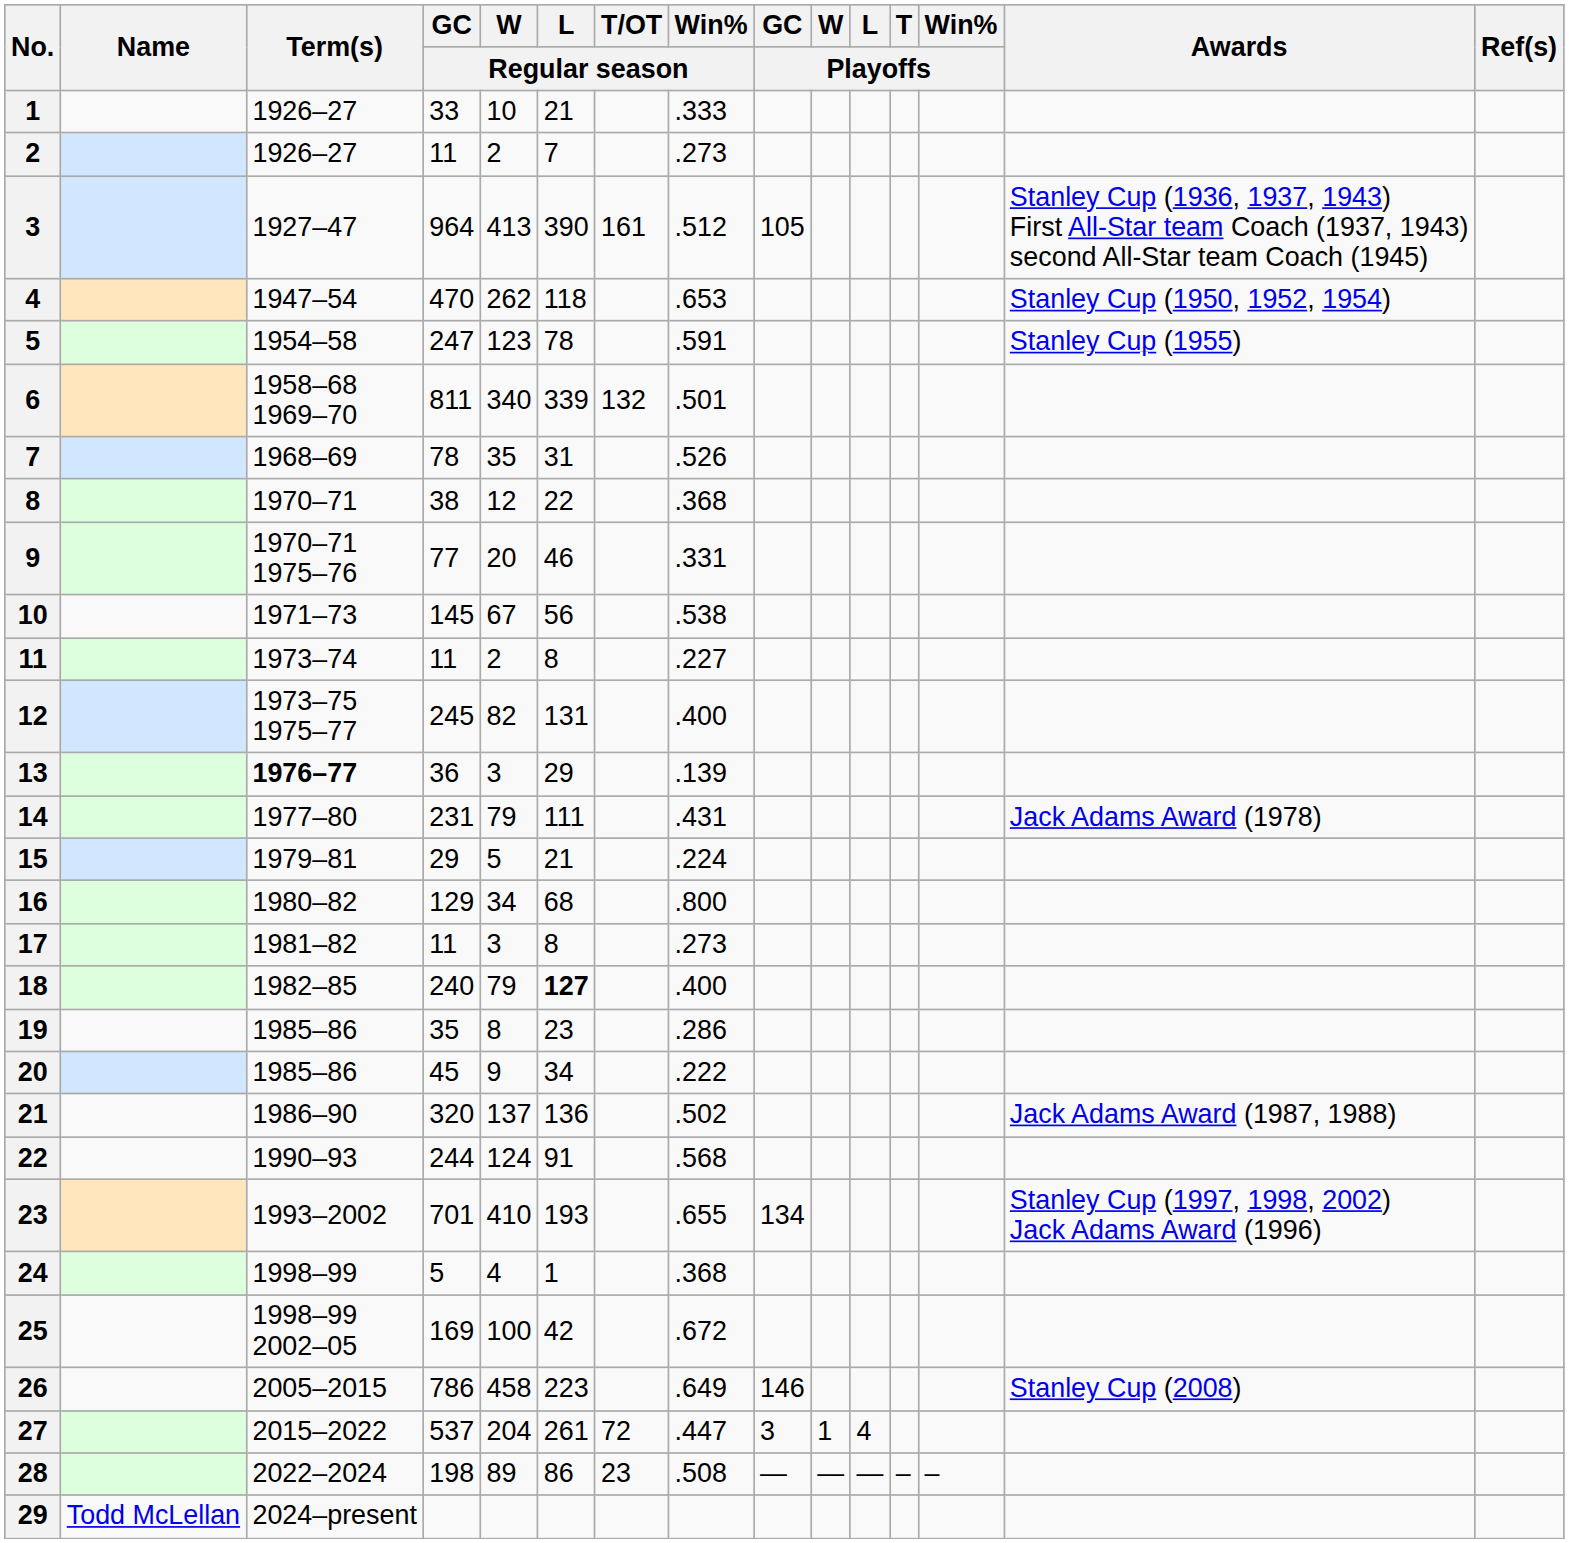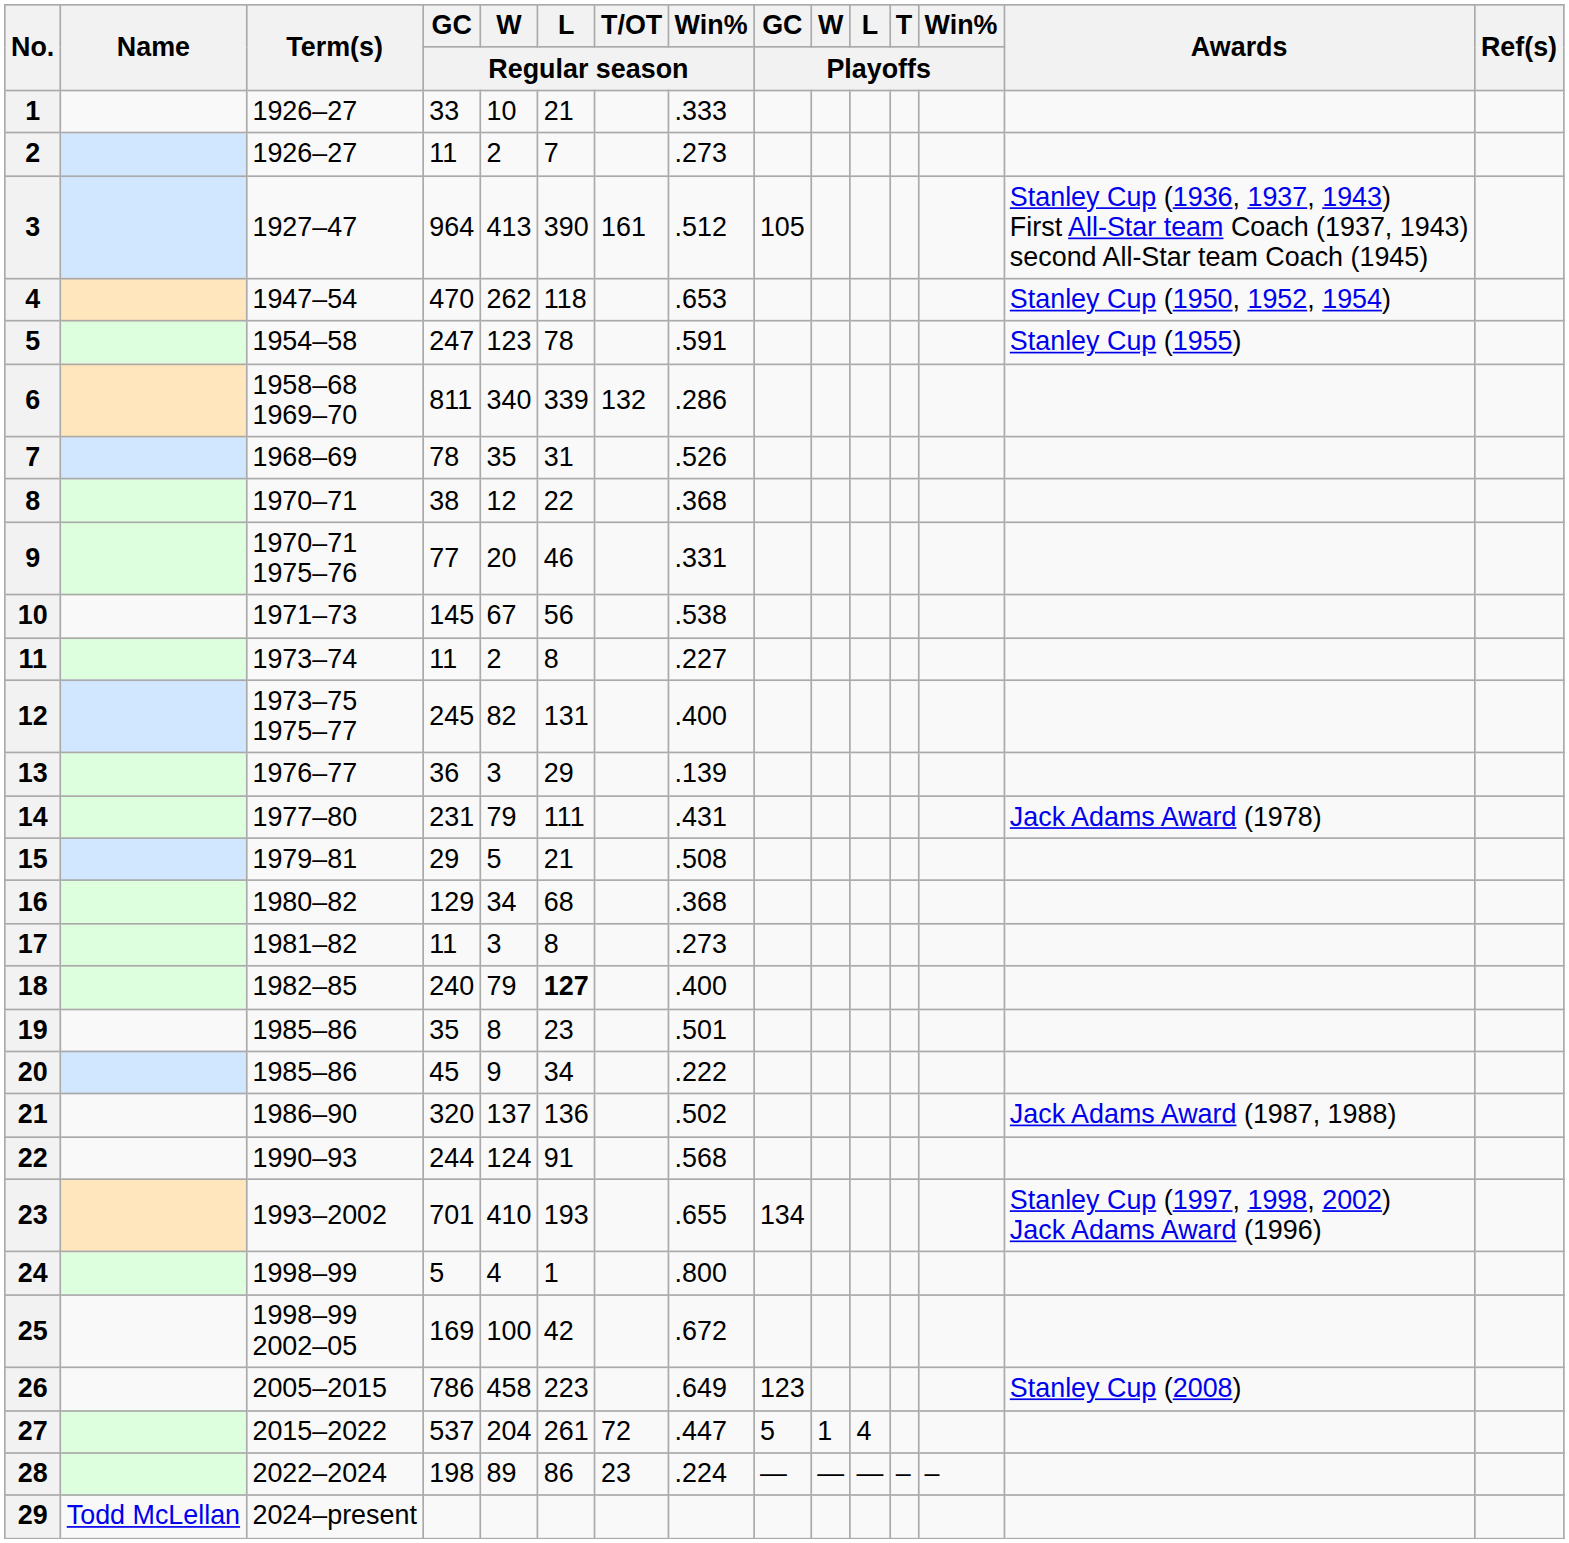(701, 399) .501 -> (701, 399) .286
(305, 773) bold -> (305, 773) normal
(701, 859) .224 -> (701, 859) .508
(701, 901) .800 -> (701, 901) .368
(701, 1029) .286 -> (701, 1029) .501
(701, 1273) .368 -> (701, 1273) .800
(782, 1388) 146 -> (782, 1388) 123
(767, 1431) 3 -> (767, 1431) 5
(701, 1473) .508 -> (701, 1473) .224
